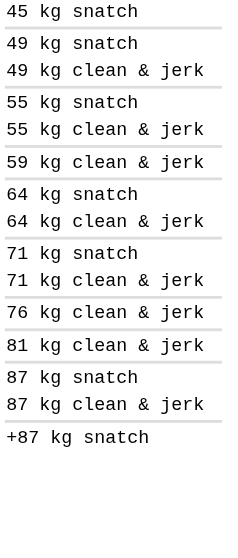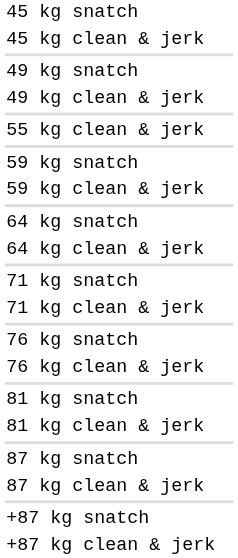+ row: (105, 39)
- row: (72, 103)
+ row: (72, 163)
+ row: (72, 340)
+ row: (72, 400)
+ row: (111, 545)
